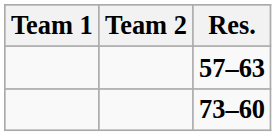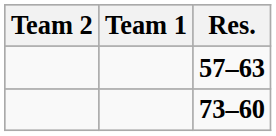columns swapped: (52, 25) <-> (146, 25)
